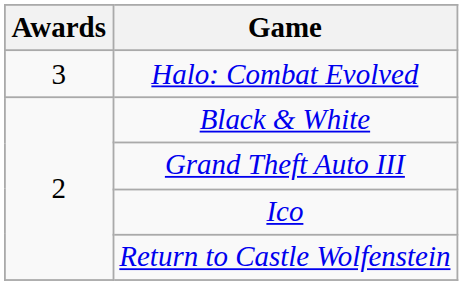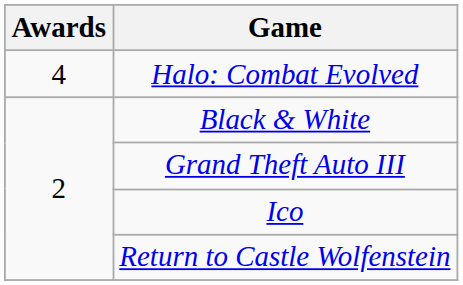(59, 73) 3 -> (59, 73) 4
